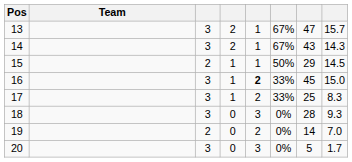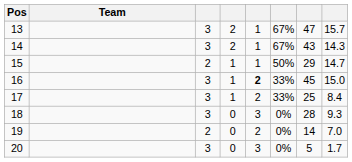(335, 64) 14.5 -> (335, 64) 14.7
(335, 98) 8.3 -> (335, 98) 8.4
